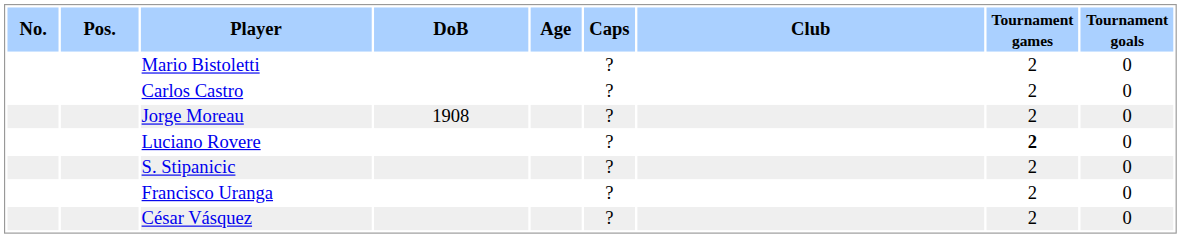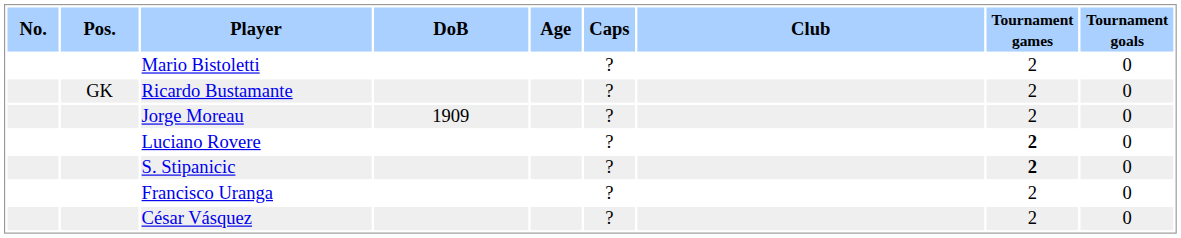+ row: (217, 90)
- row: (192, 90)
(451, 116) 1908 -> (451, 116) 1909
(1033, 167) normal -> (1033, 167) bold
